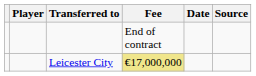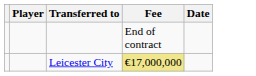- column: (231, 13)
